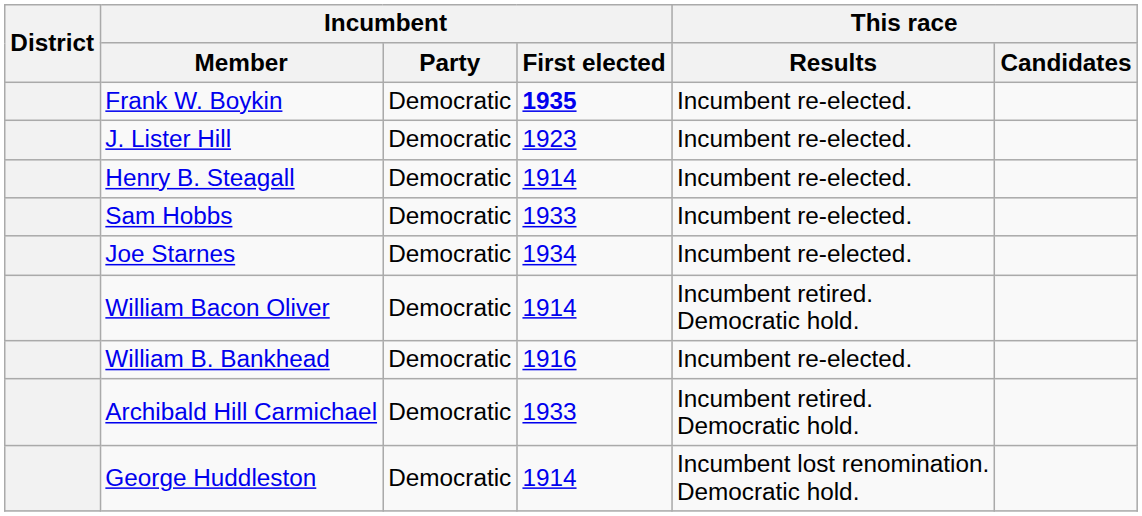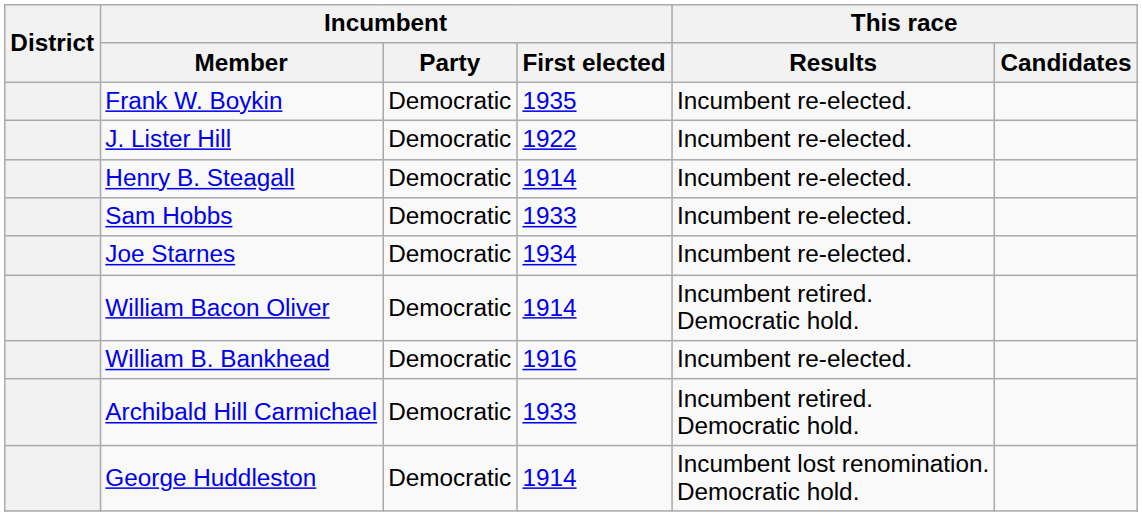(549, 100) bold -> (549, 100) normal
(549, 139) 1923 -> (549, 139) 1922
